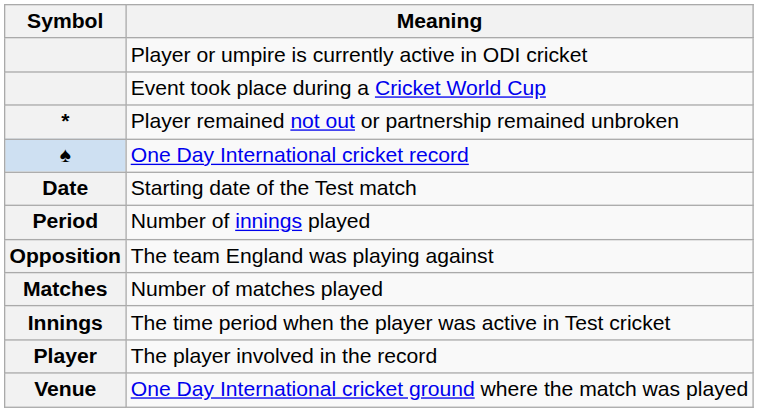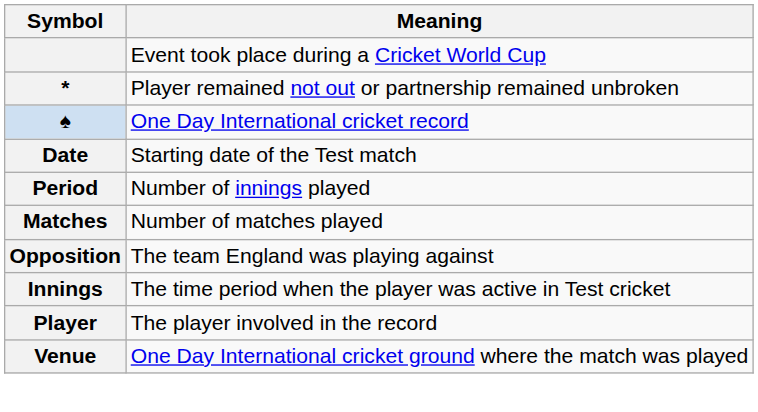- row: (359, 54)
rows swapped: (257, 289) <-> (312, 255)
